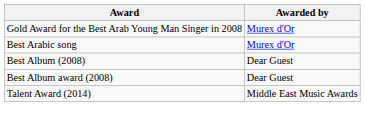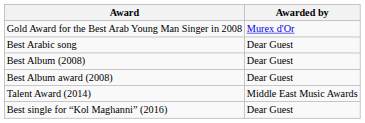(271, 45) Murex d'Or -> (270, 45) Dear Guest
+ row: (87, 110)
